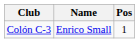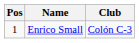columns swapped: (124, 12) <-> (29, 12)
